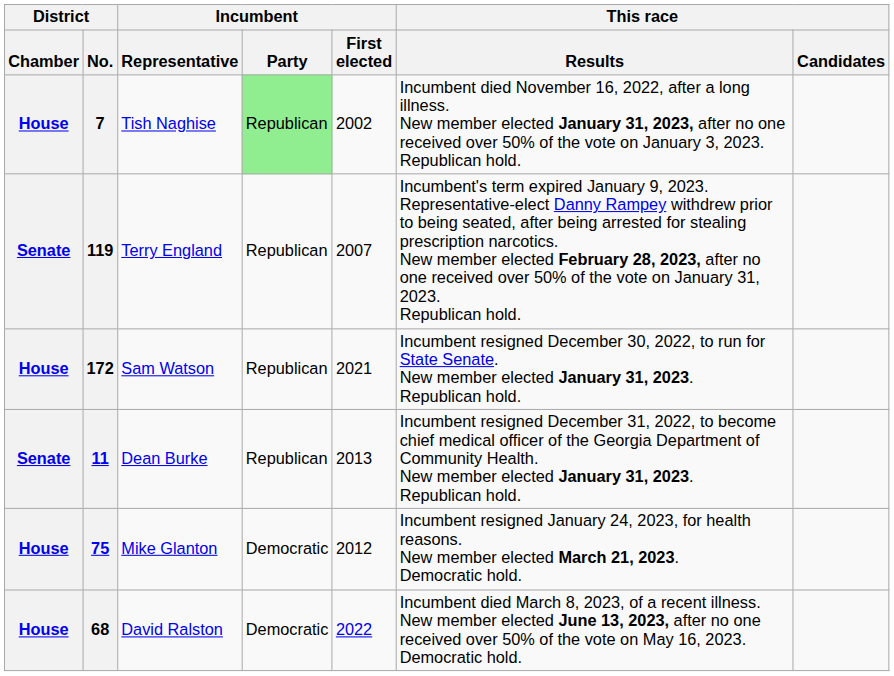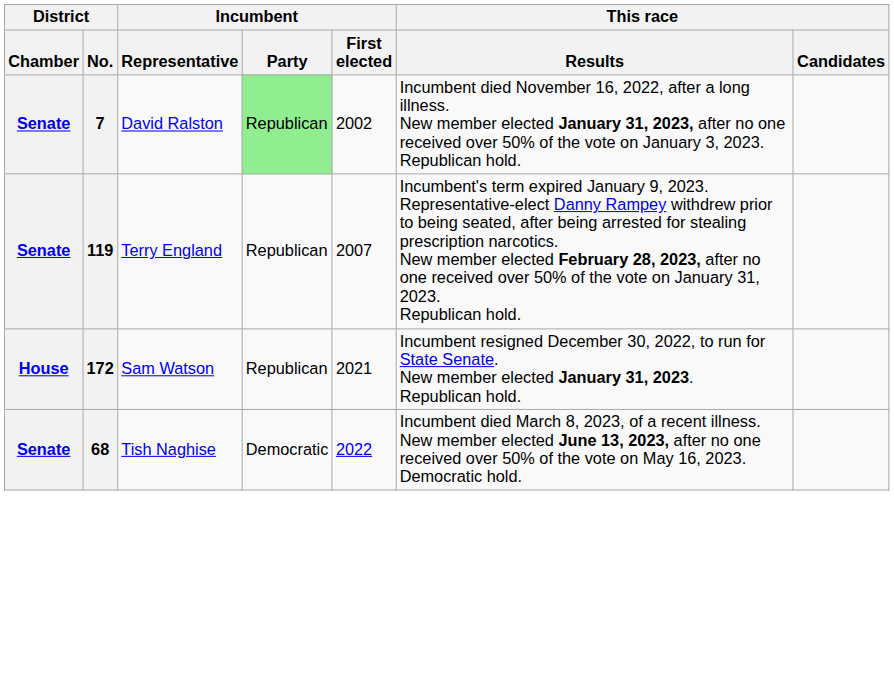(44, 124) House -> (44, 124) Senate
(169, 124) Tish Naghise -> (172, 124) David Ralston
- row: (100, 458)
- row: (100, 549)
(44, 630) House -> (44, 449) Senate
(172, 630) David Ralston -> (169, 449) Tish Naghise
